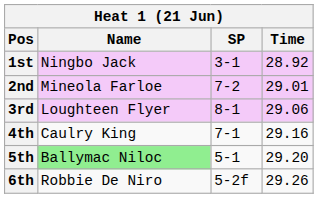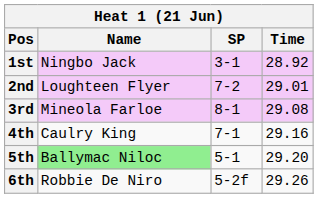(101, 87) Mineola Farloe -> (106, 87) Loughteen Flyer
(106, 110) Loughteen Flyer -> (101, 110) Mineola Farloe
(287, 110) 29.06 -> (287, 110) 29.08
